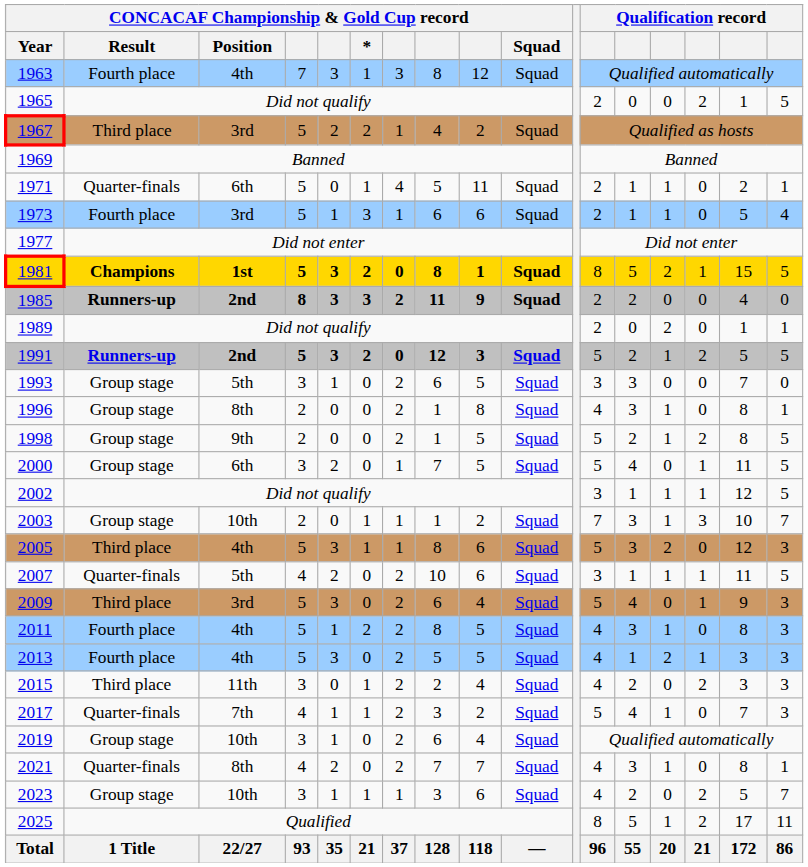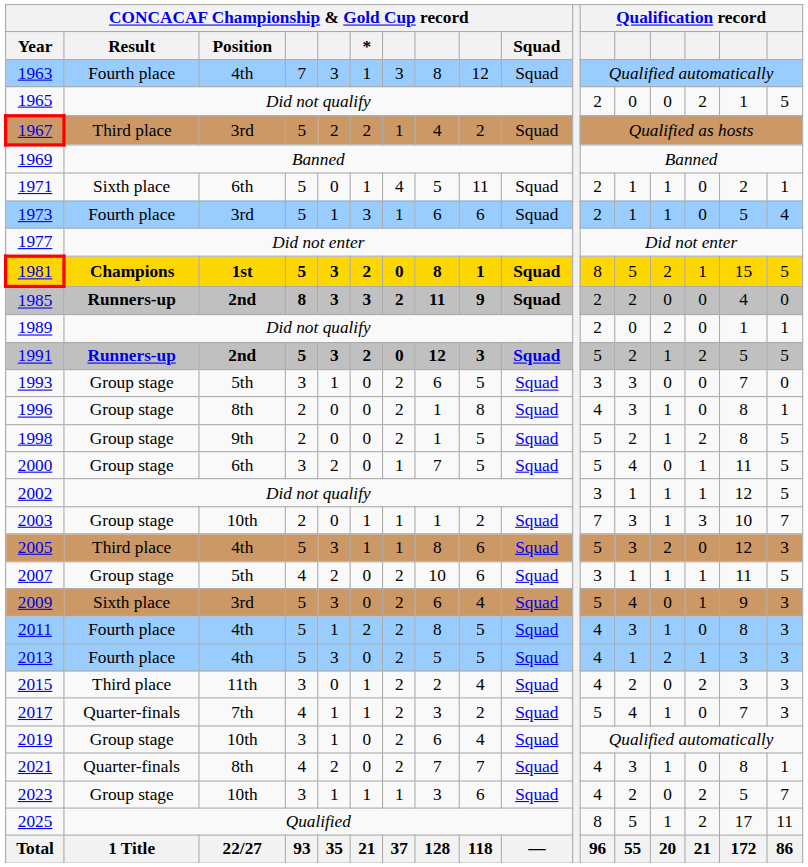(132, 186) Quarter-finals -> (132, 186) Sixth place
(132, 574) Quarter-finals -> (132, 574) Group stage
(132, 602) Third place -> (132, 602) Sixth place
